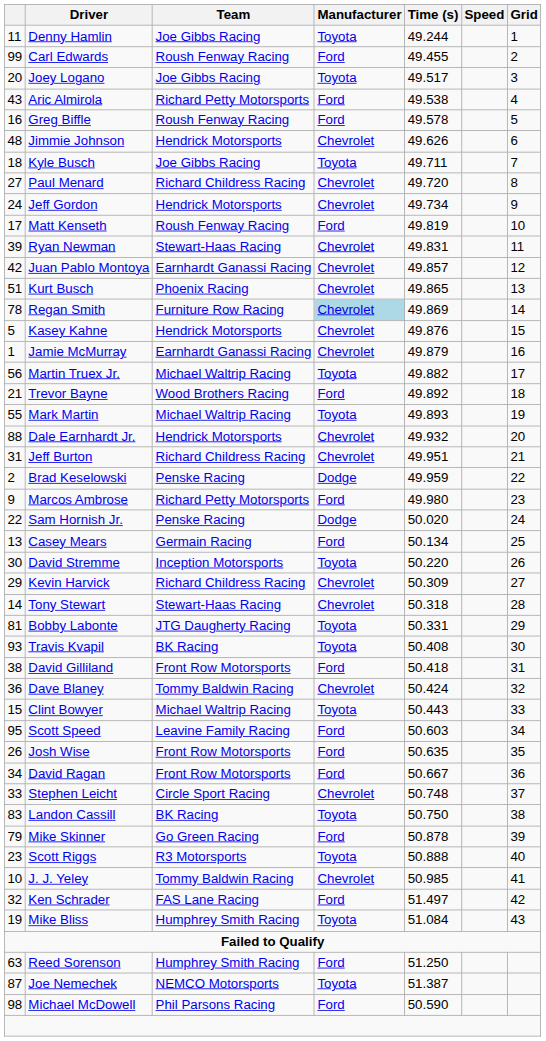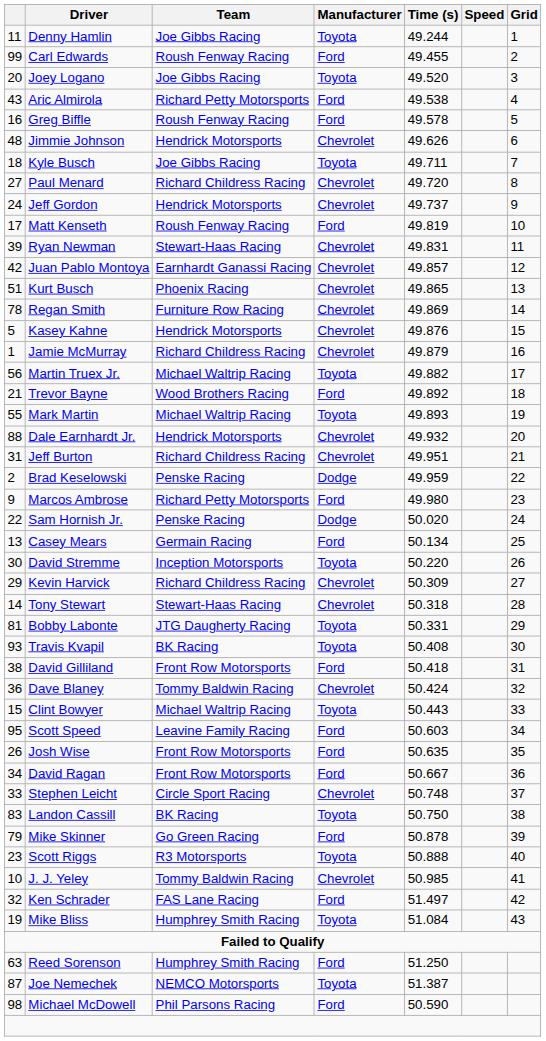(428, 78) 49.517 -> (428, 78) 49.520
(428, 204) 49.734 -> (428, 204) 49.737
(346, 309) lightblue background -> (346, 309) no background
(233, 352) Earnhardt Ganassi Racing -> (230, 352) Richard Childress Racing
